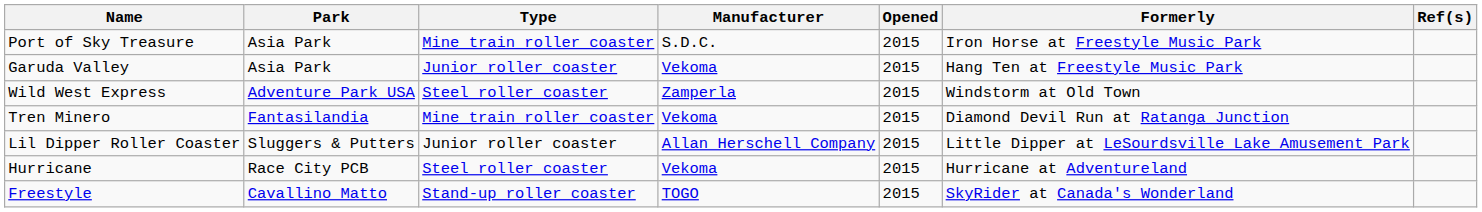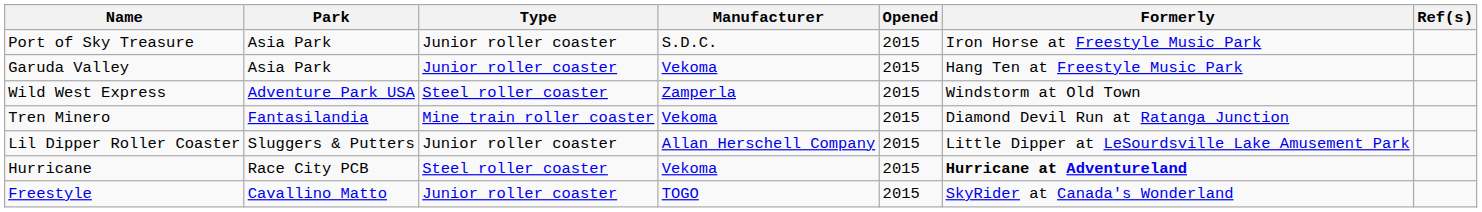(538, 42) Mine train roller coaster -> (520, 42) Junior roller coaster
(1066, 168) normal -> (1066, 168) bold
(529, 194) Stand-up roller coaster -> (520, 194) Junior roller coaster
